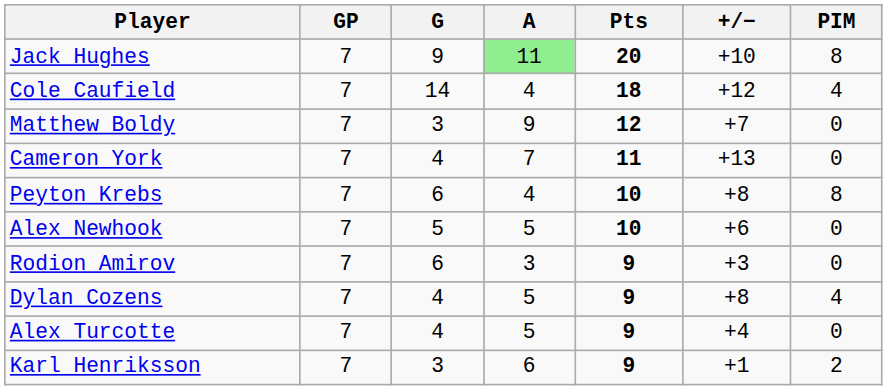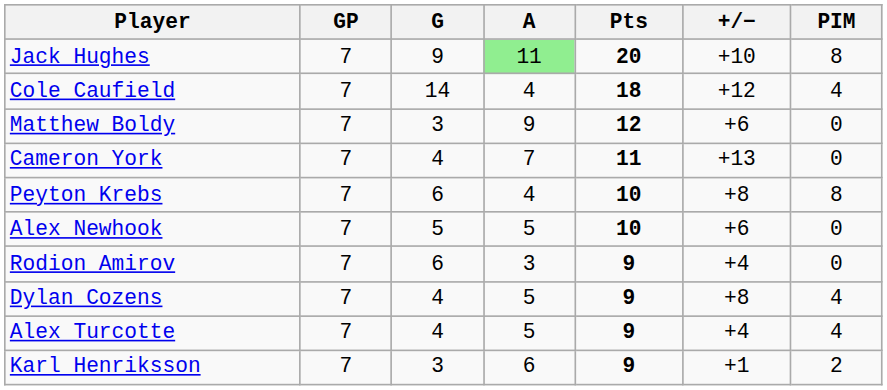(737, 126) +7 -> (737, 126) +6
(737, 264) +3 -> (737, 264) +4
(836, 333) 0 -> (836, 333) 4
